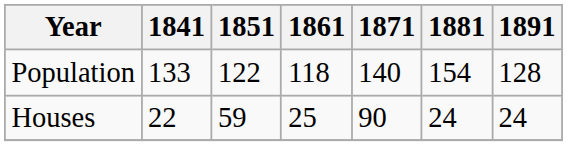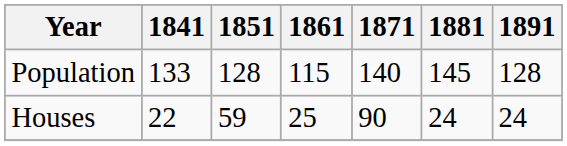(239, 72) 122 -> (239, 72) 128
(309, 72) 118 -> (309, 72) 115
(450, 72) 154 -> (450, 72) 145
